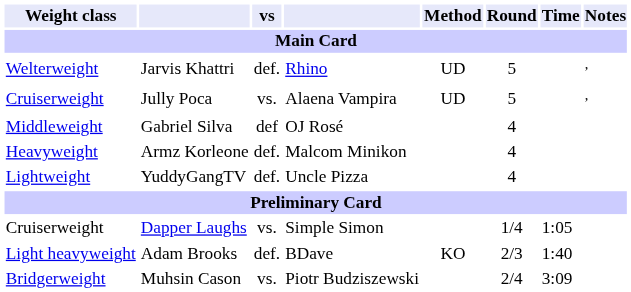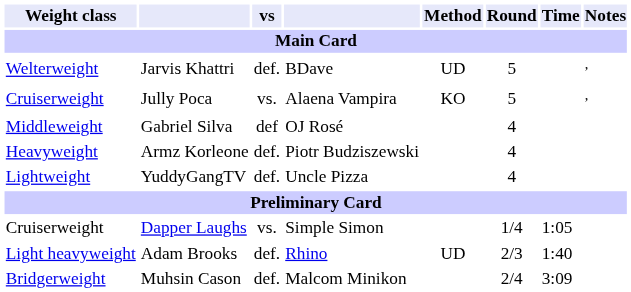(306, 68) Rhino -> (309, 68) BDave
(453, 98) UD -> (453, 98) KO
(346, 151) Malcom Minikon -> (352, 151) Piotr Budziszewski
(309, 253) BDave -> (306, 253) Rhino
(453, 253) KO -> (453, 253) UD
(267, 278) vs. -> (267, 278) def.
(352, 278) Piotr Budziszewski -> (346, 278) Malcom Minikon
